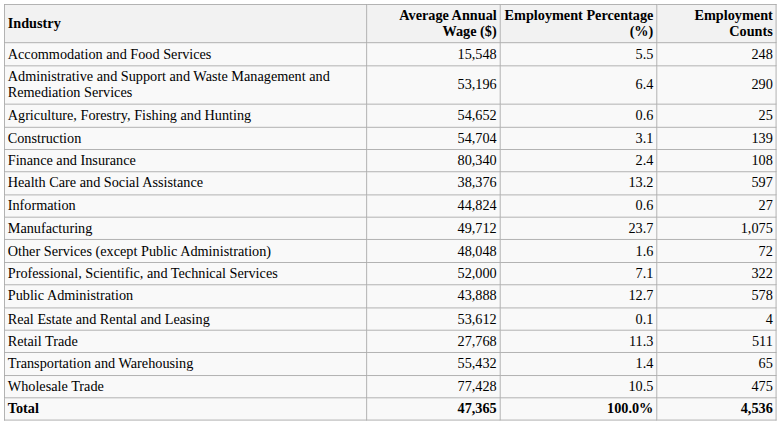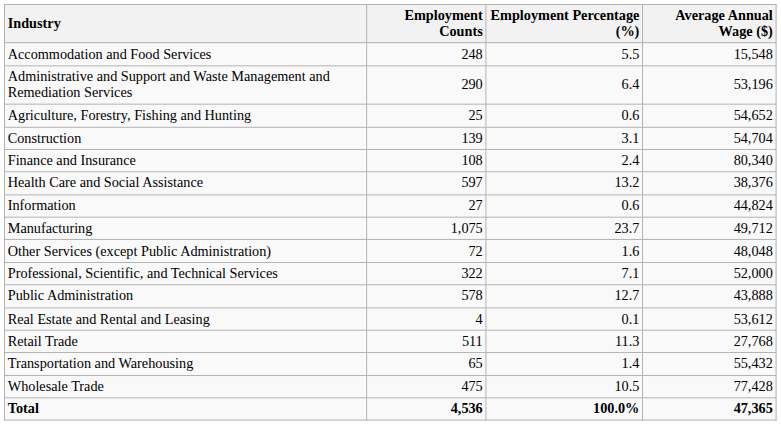columns swapped: (734, 23) <-> (448, 23)
